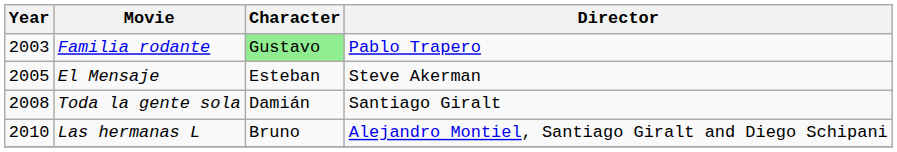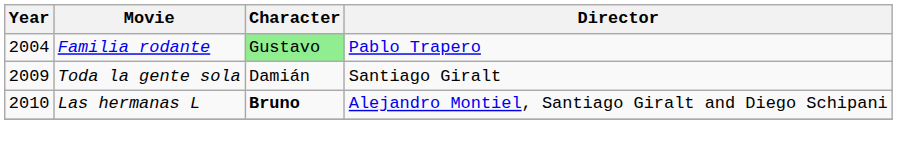(29, 47) 2003 -> (29, 47) 2004
- row: (109, 76)
(29, 104) 2008 -> (29, 76) 2009
(274, 133) normal -> (274, 104) bold
